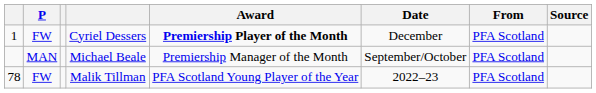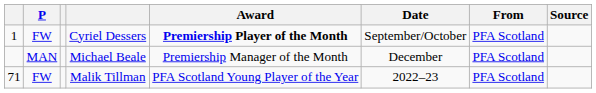(415, 35) December -> (415, 35) September/October
(415, 56) September/October -> (415, 56) December
(14, 77) 78 -> (14, 77) 71
